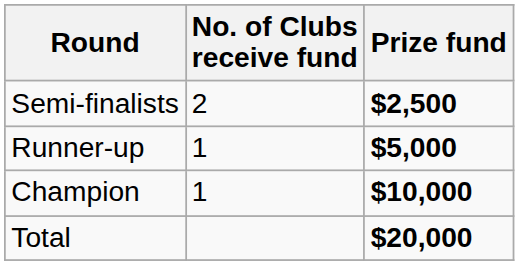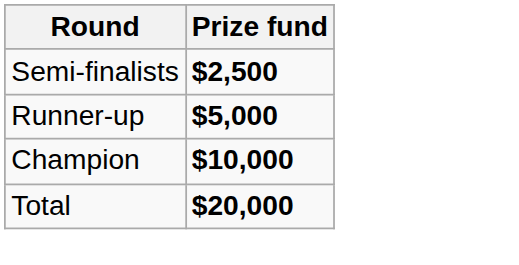- column: (275, 42)
